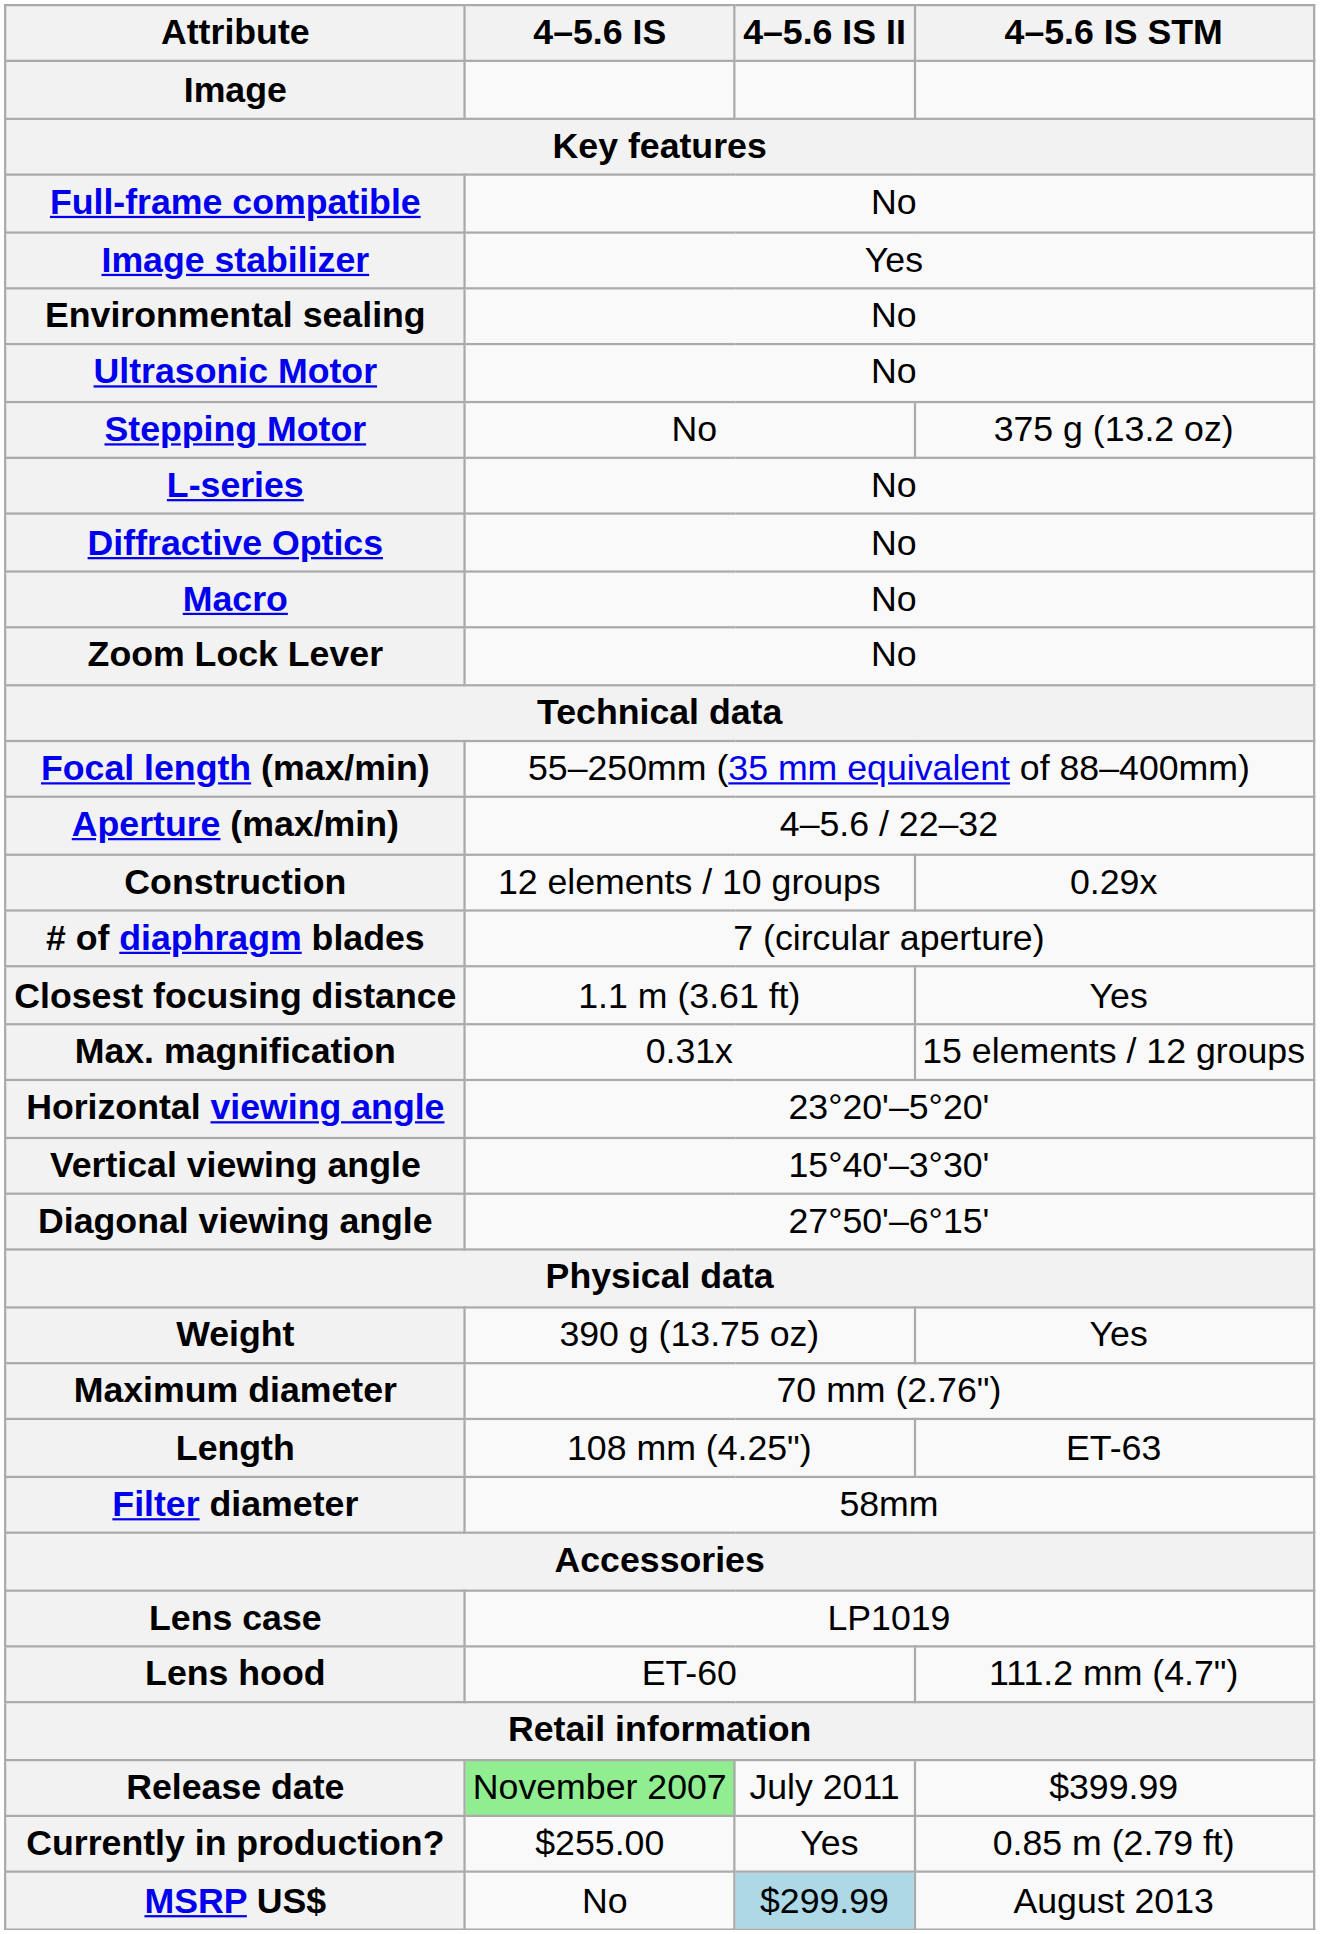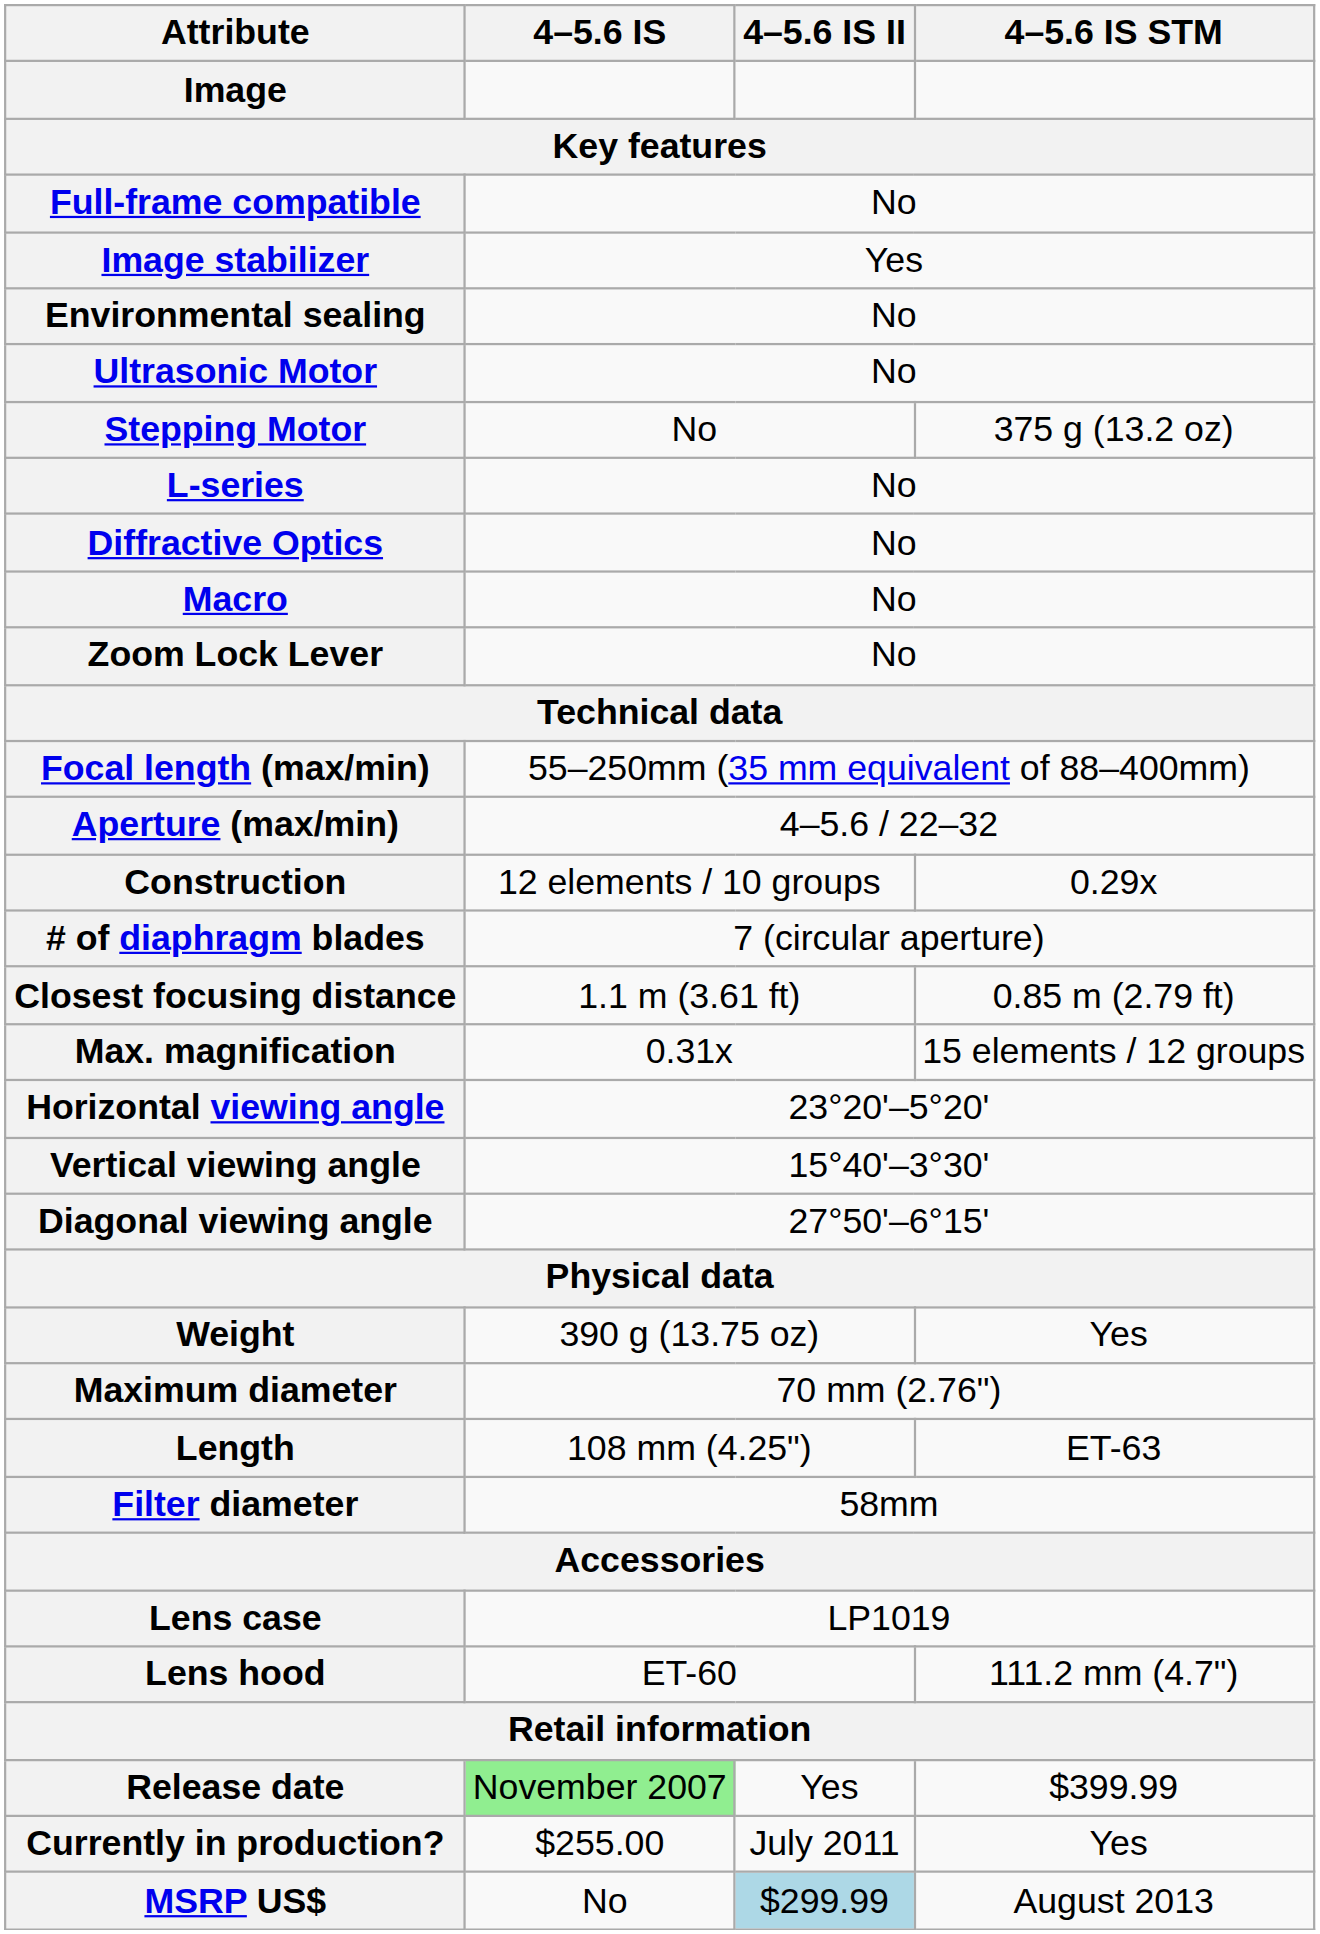(1114, 994) Yes -> (1114, 994) 0.85 m (2.79 ft)
(824, 1786) July 2011 -> (824, 1786) Yes
(824, 1843) Yes -> (824, 1843) July 2011
(1114, 1843) 0.85 m (2.79 ft) -> (1114, 1843) Yes
